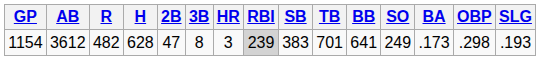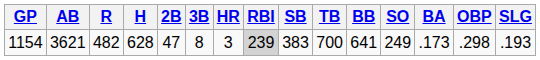(68, 42) 3612 -> (68, 42) 3621
(330, 42) 701 -> (330, 42) 700
